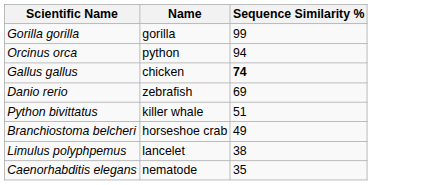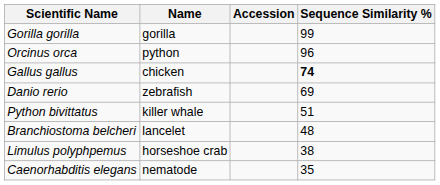+ column: (264, 14)
(240, 53) 94 -> (307, 53) 96
(185, 131) horseshoe crab -> (164, 131) lancelet
(240, 131) 49 -> (307, 131) 48
(164, 151) lancelet -> (185, 151) horseshoe crab
